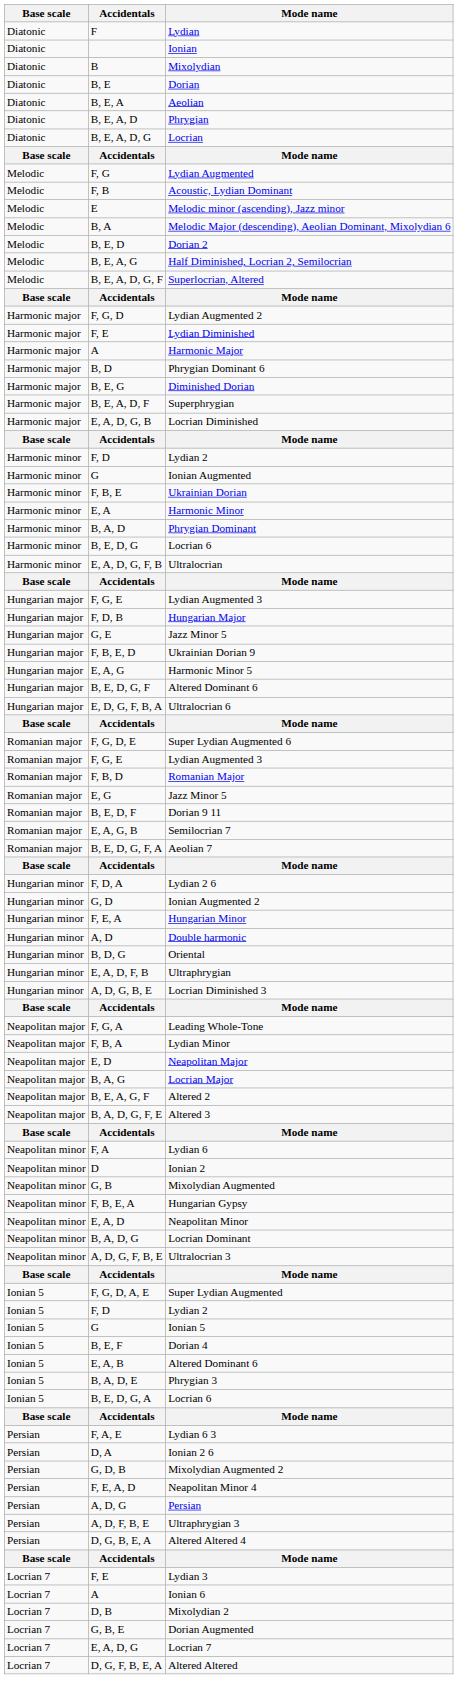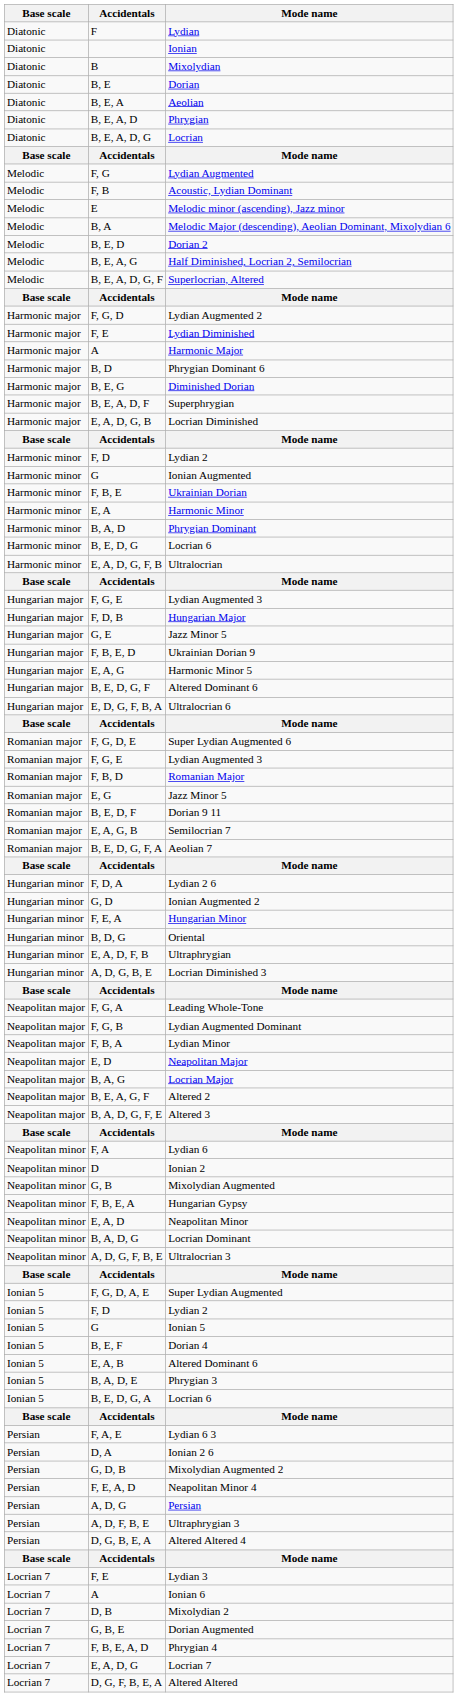- row: (45, 937)
+ row: (46, 1025)
+ row: (29, 1647)
